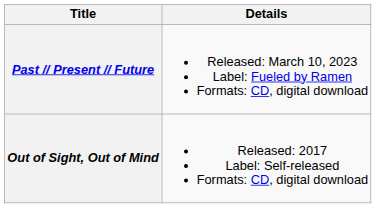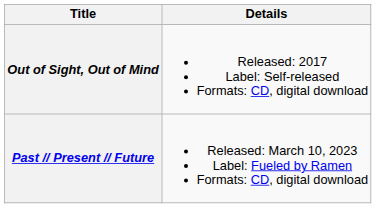rows swapped: (83, 158) <-> (83, 69)
